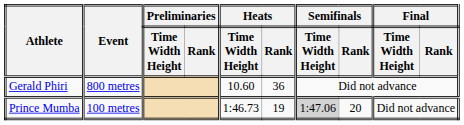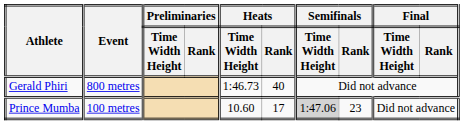(241, 87) 10.60 -> (241, 87) 1:46.73
(279, 87) 36 -> (279, 87) 40
(241, 108) 1:46.73 -> (241, 108) 10.60
(279, 108) 19 -> (279, 108) 17
(355, 108) 20 -> (355, 108) 23
